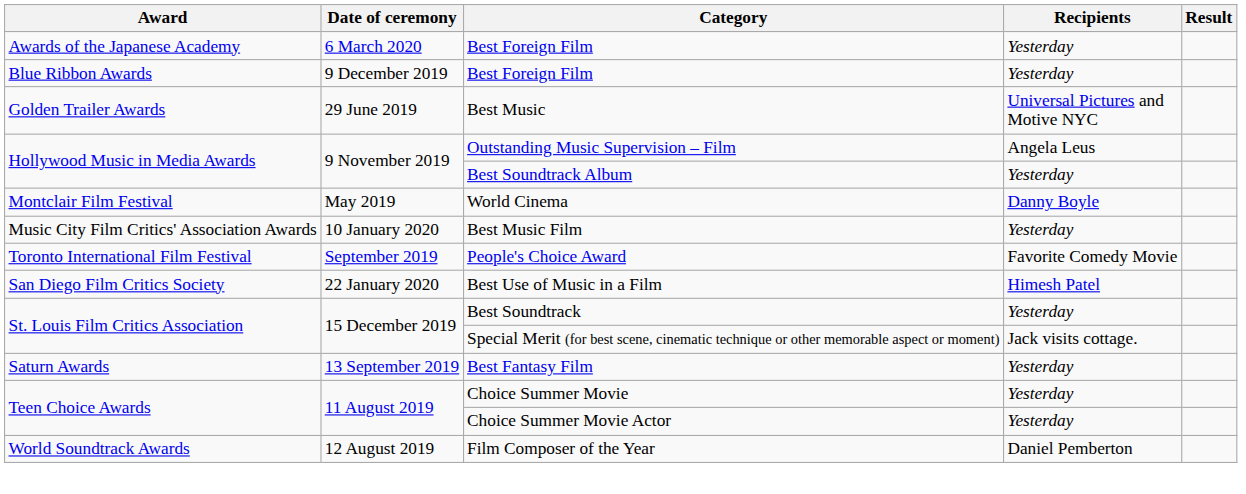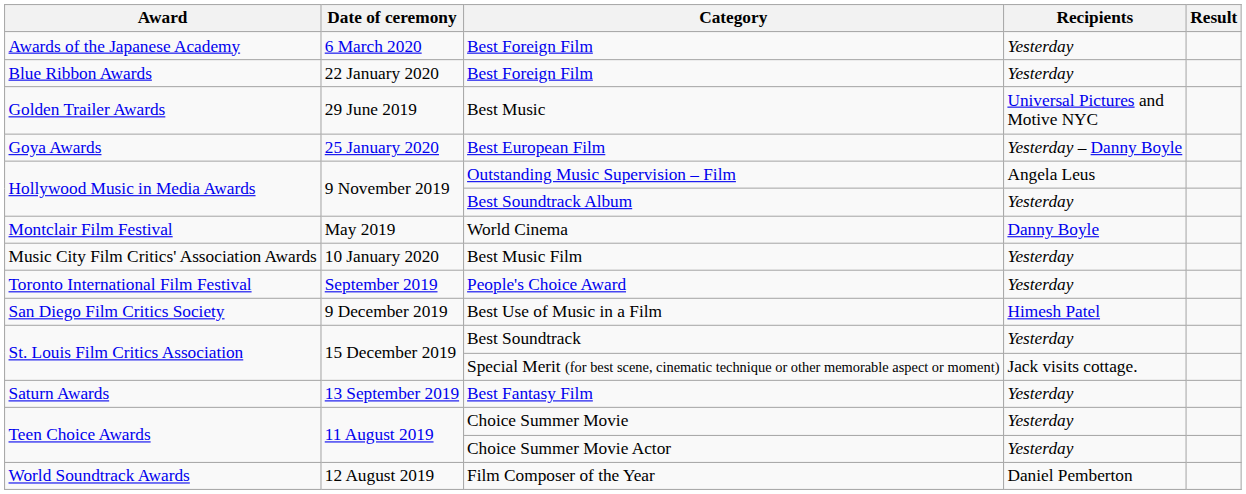(386, 73) 9 December 2019 -> (382, 73) 22 January 2020
+ row: (55, 147)
(1092, 256) Favorite Comedy Movie -> (1040, 284) Yesterday
(382, 284) 22 January 2020 -> (386, 311) 9 December 2019
